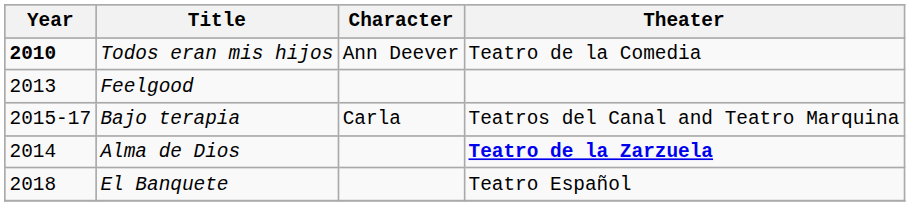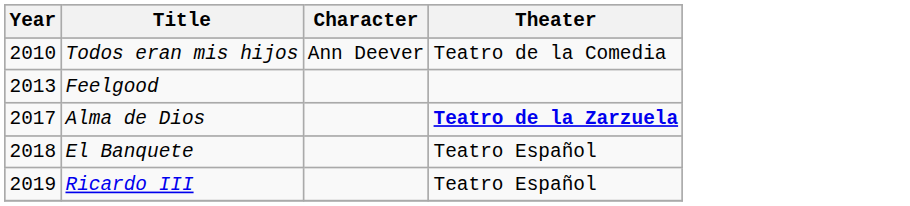(33, 53) bold -> (33, 53) normal
- row: (170, 119)
(33, 151) 2014 -> (33, 119) 2017
+ row: (130, 184)
